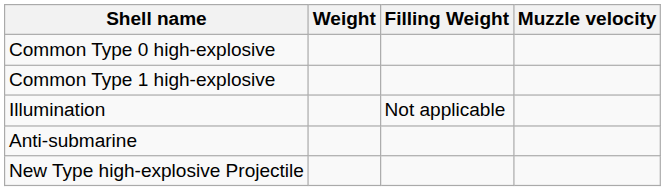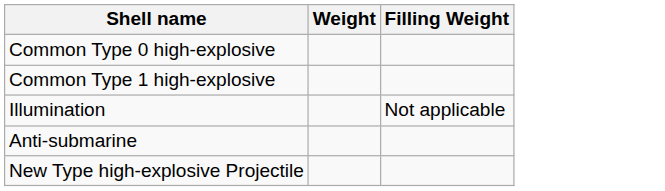- column: (587, 19)
